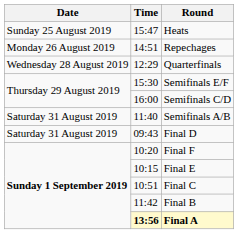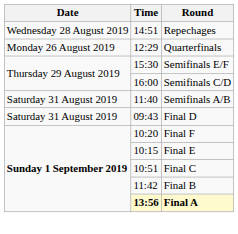- row: (176, 30)
(61, 47) Monday 26 August 2019 -> (68, 30) Wednesday 28 August 2019
(68, 64) Wednesday 28 August 2019 -> (61, 47) Monday 26 August 2019
